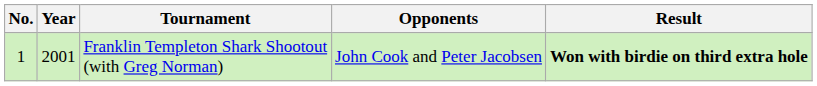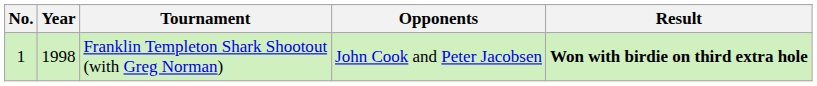(58, 56) 2001 -> (58, 56) 1998
